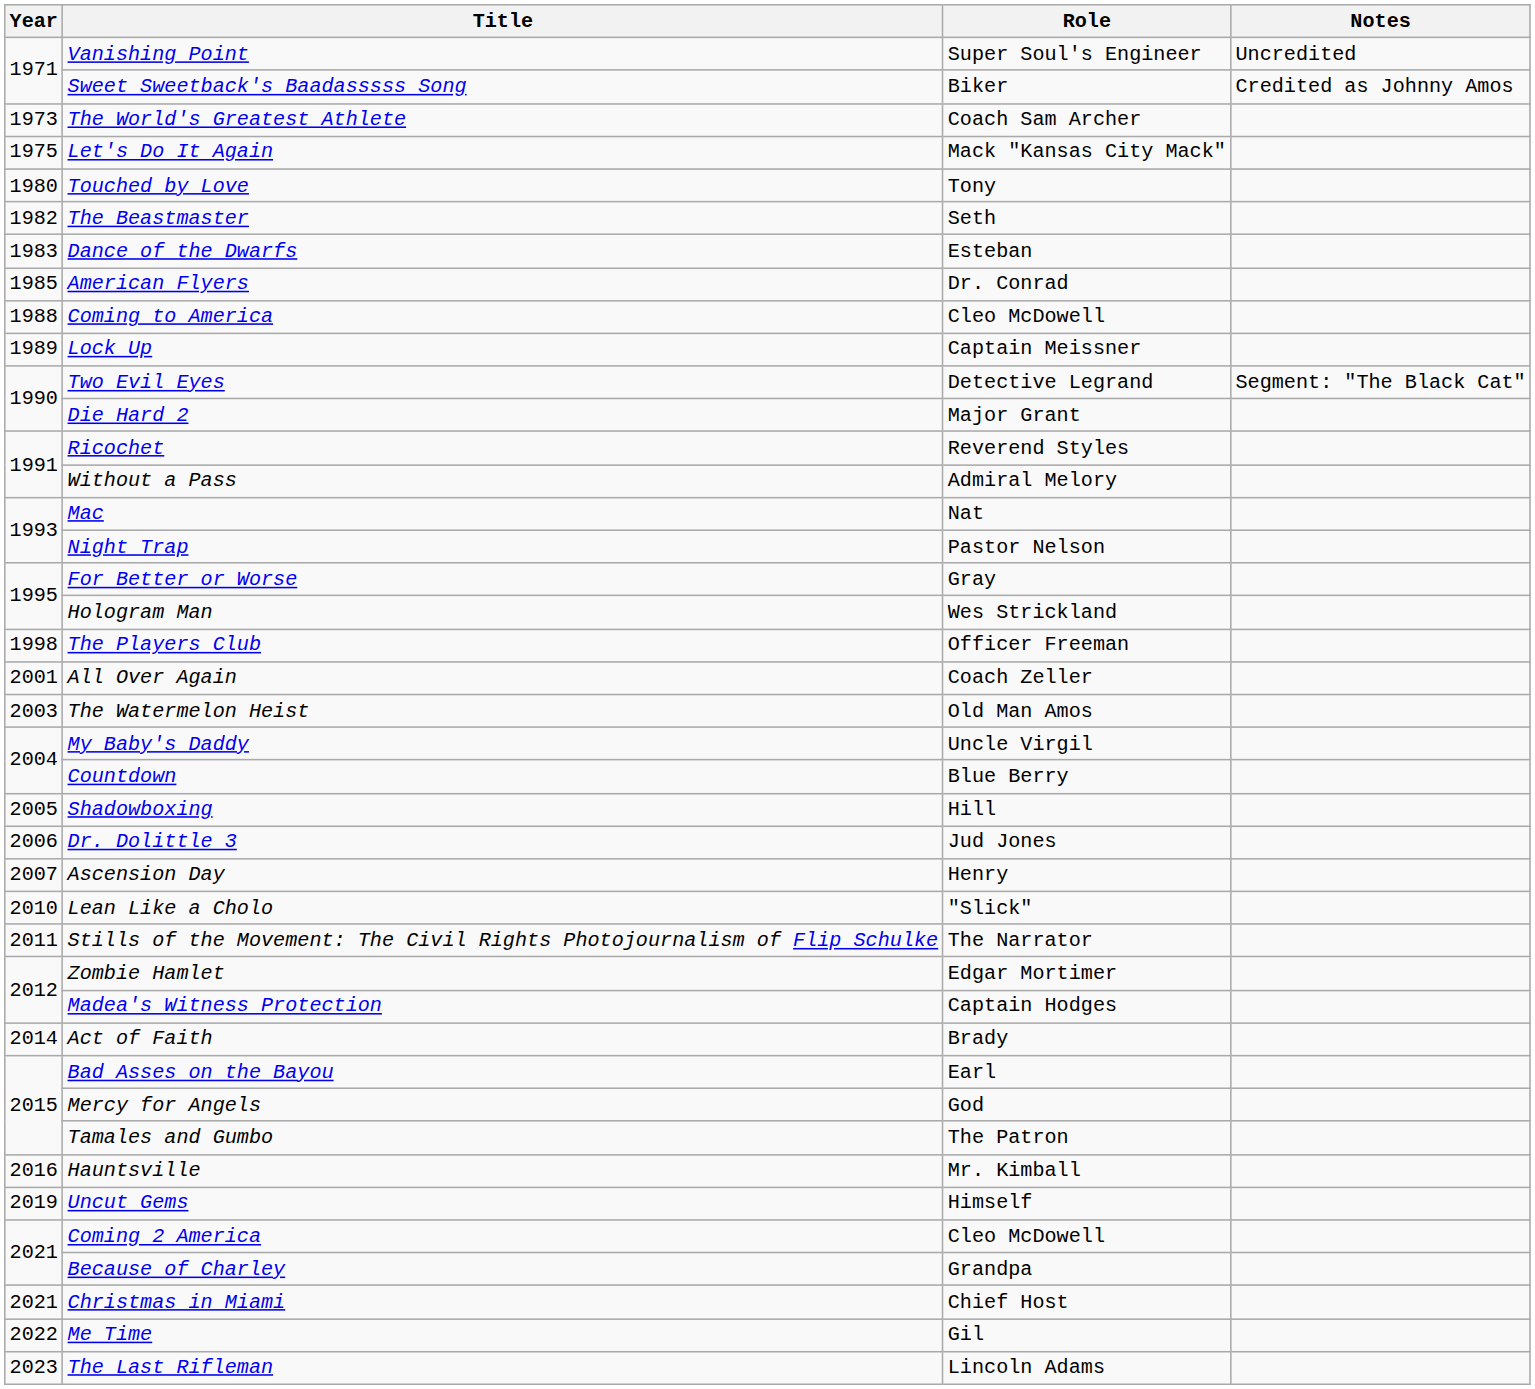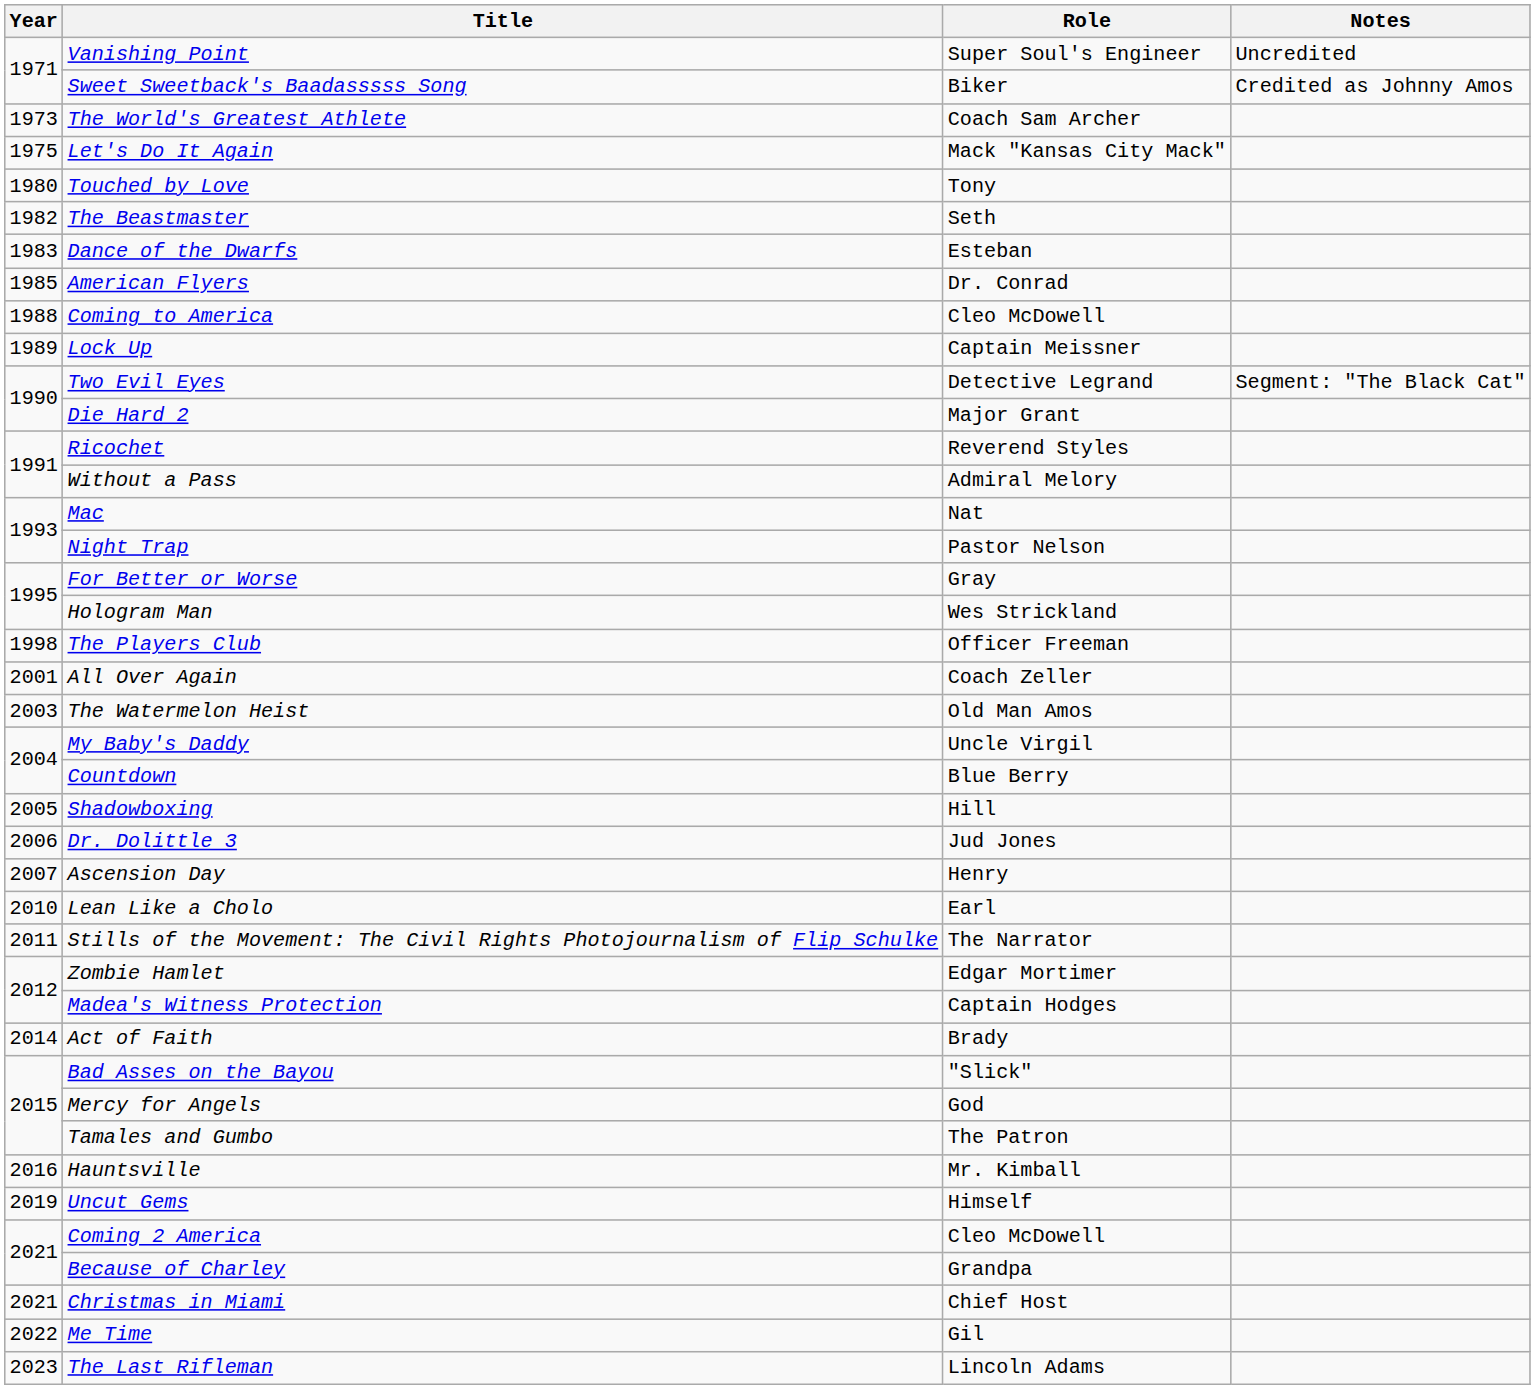(990, 908) "Slick" -> (972, 908) Earl
(972, 1072) Earl -> (990, 1072) "Slick"
